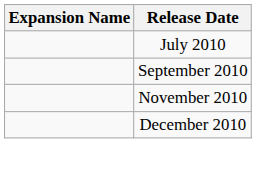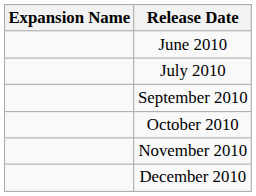+ row: (193, 44)
+ row: (193, 124)
